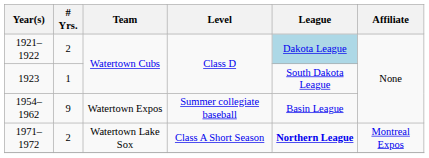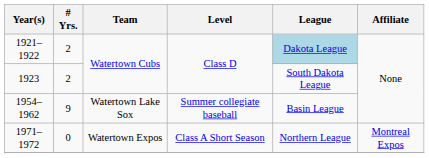(68, 78) 1 -> (68, 78) 2
(125, 108) Watertown Expos -> (125, 108) Watertown Lake Sox
(68, 138) 2 -> (68, 138) 0
(125, 138) Watertown Lake Sox -> (125, 138) Watertown Expos
(315, 138) bold -> (315, 138) normal
